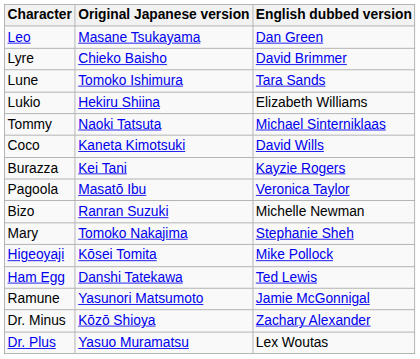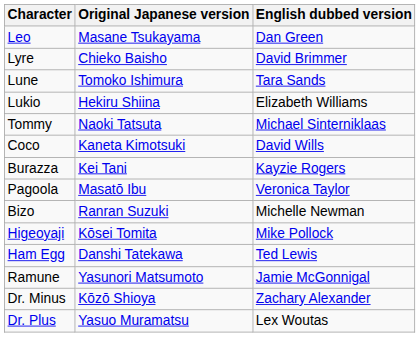- row: (23, 233)
